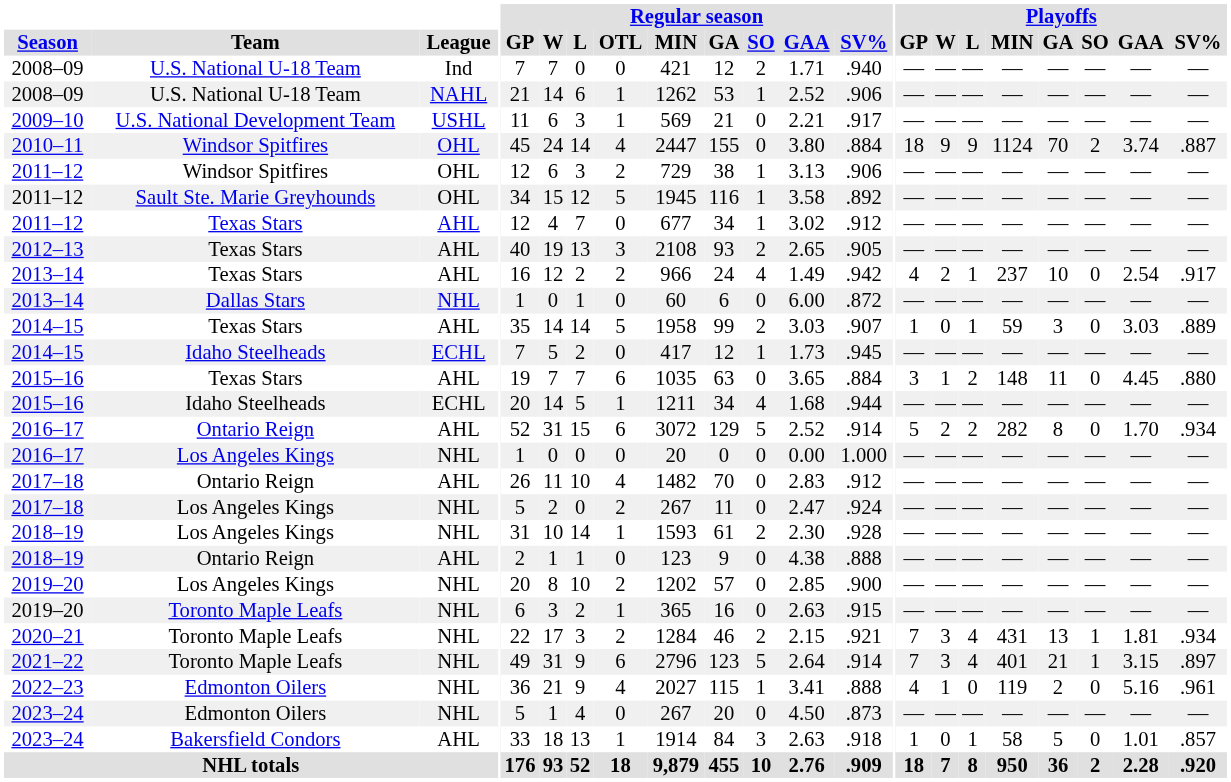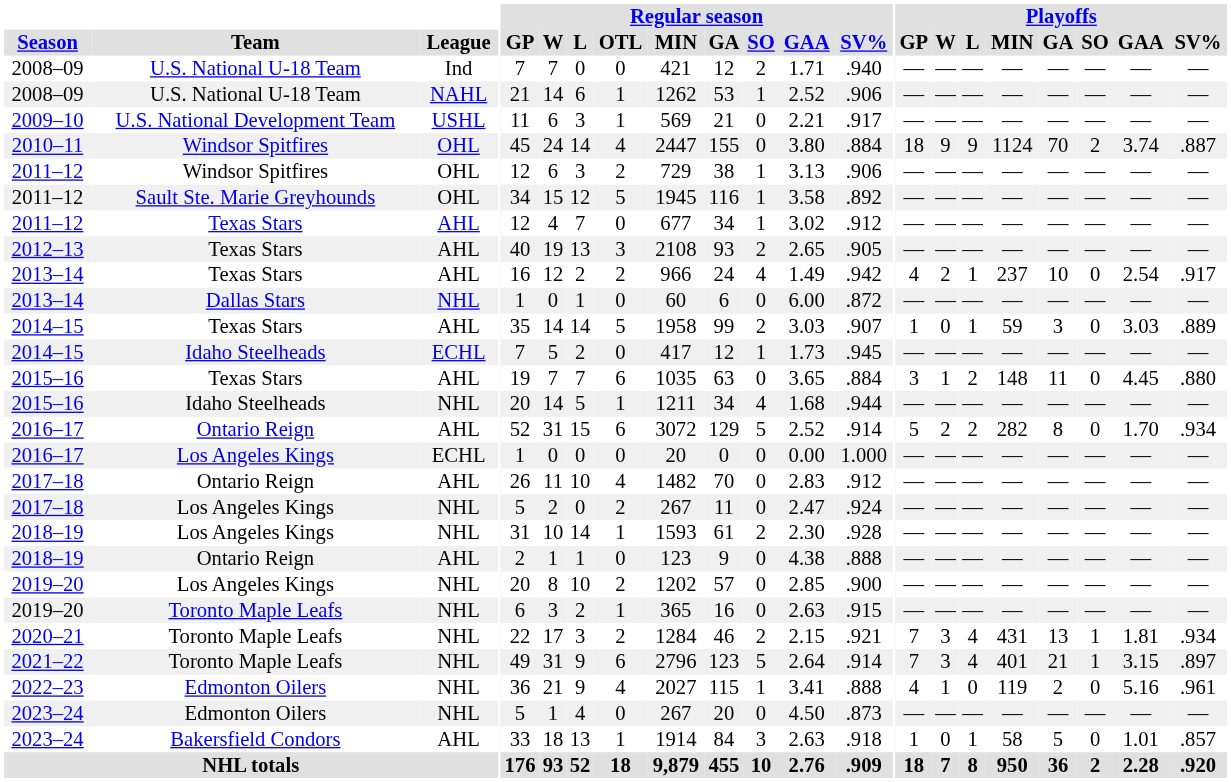(459, 403) ECHL -> (459, 403) NHL
(459, 455) NHL -> (459, 455) ECHL
